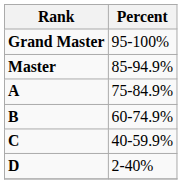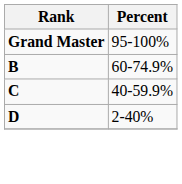- row: (32, 66)
- row: (14, 91)
